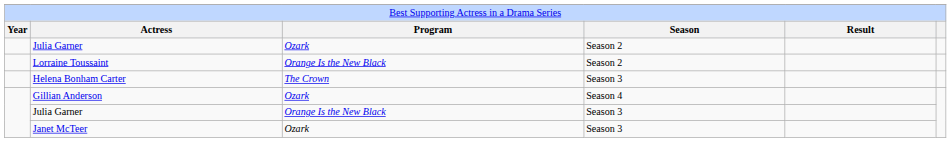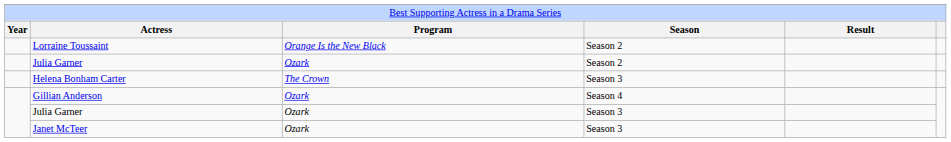rows swapped: (71, 63) <-> (58, 46)
(335, 112) Orange Is the New Black -> (297, 112) Ozark
